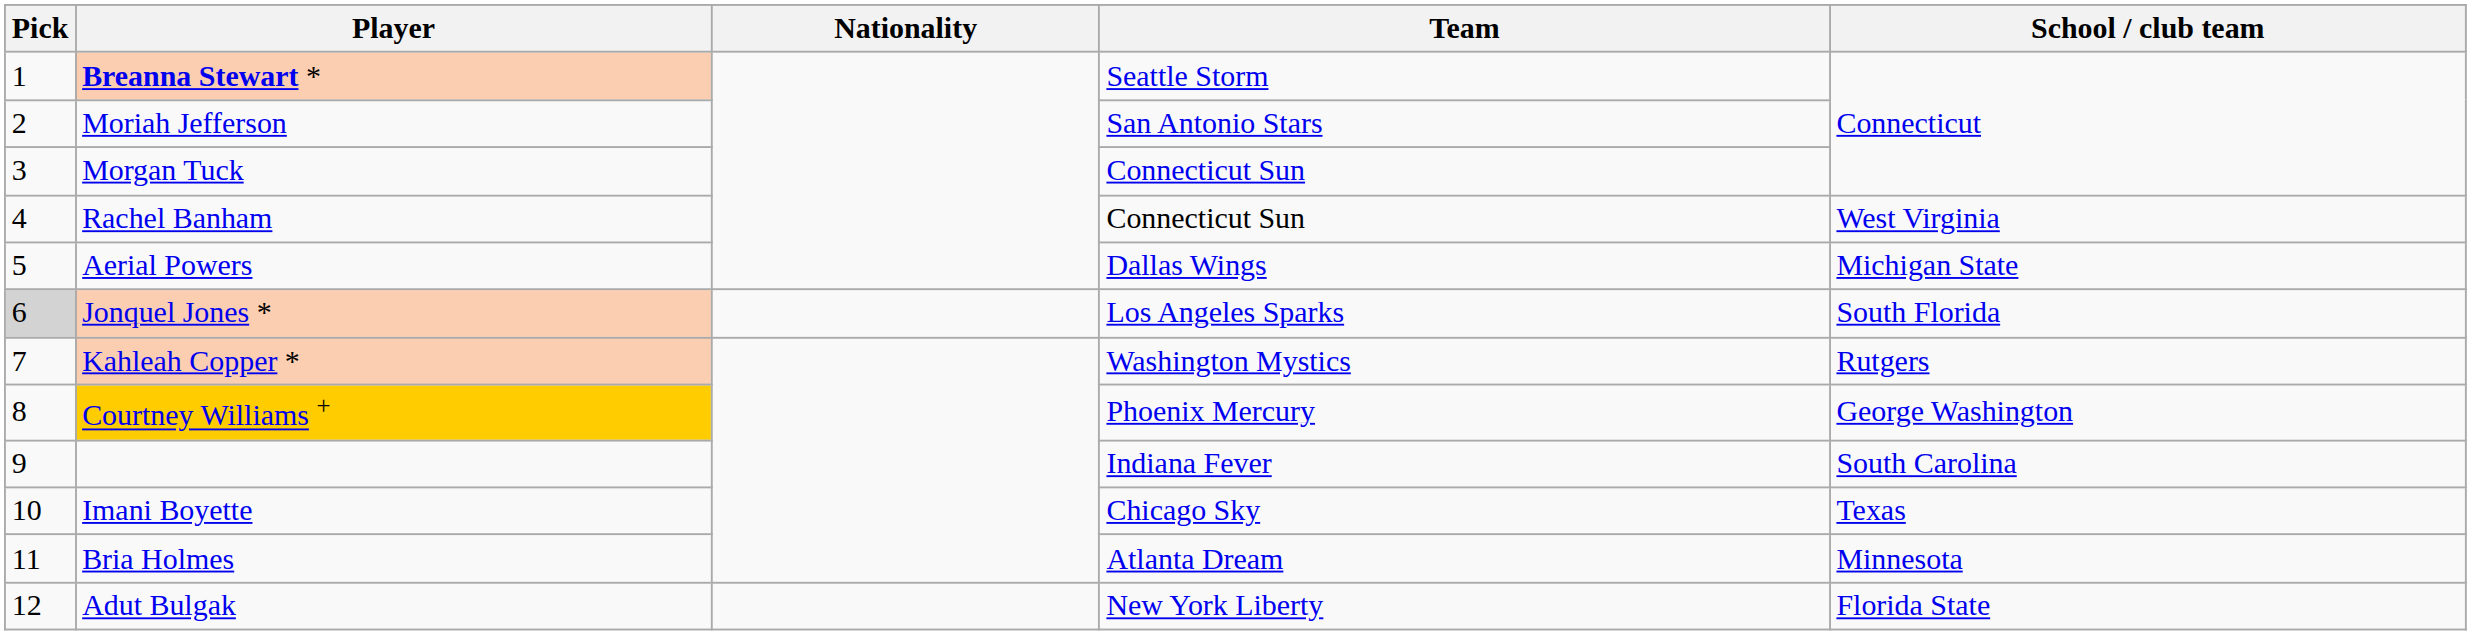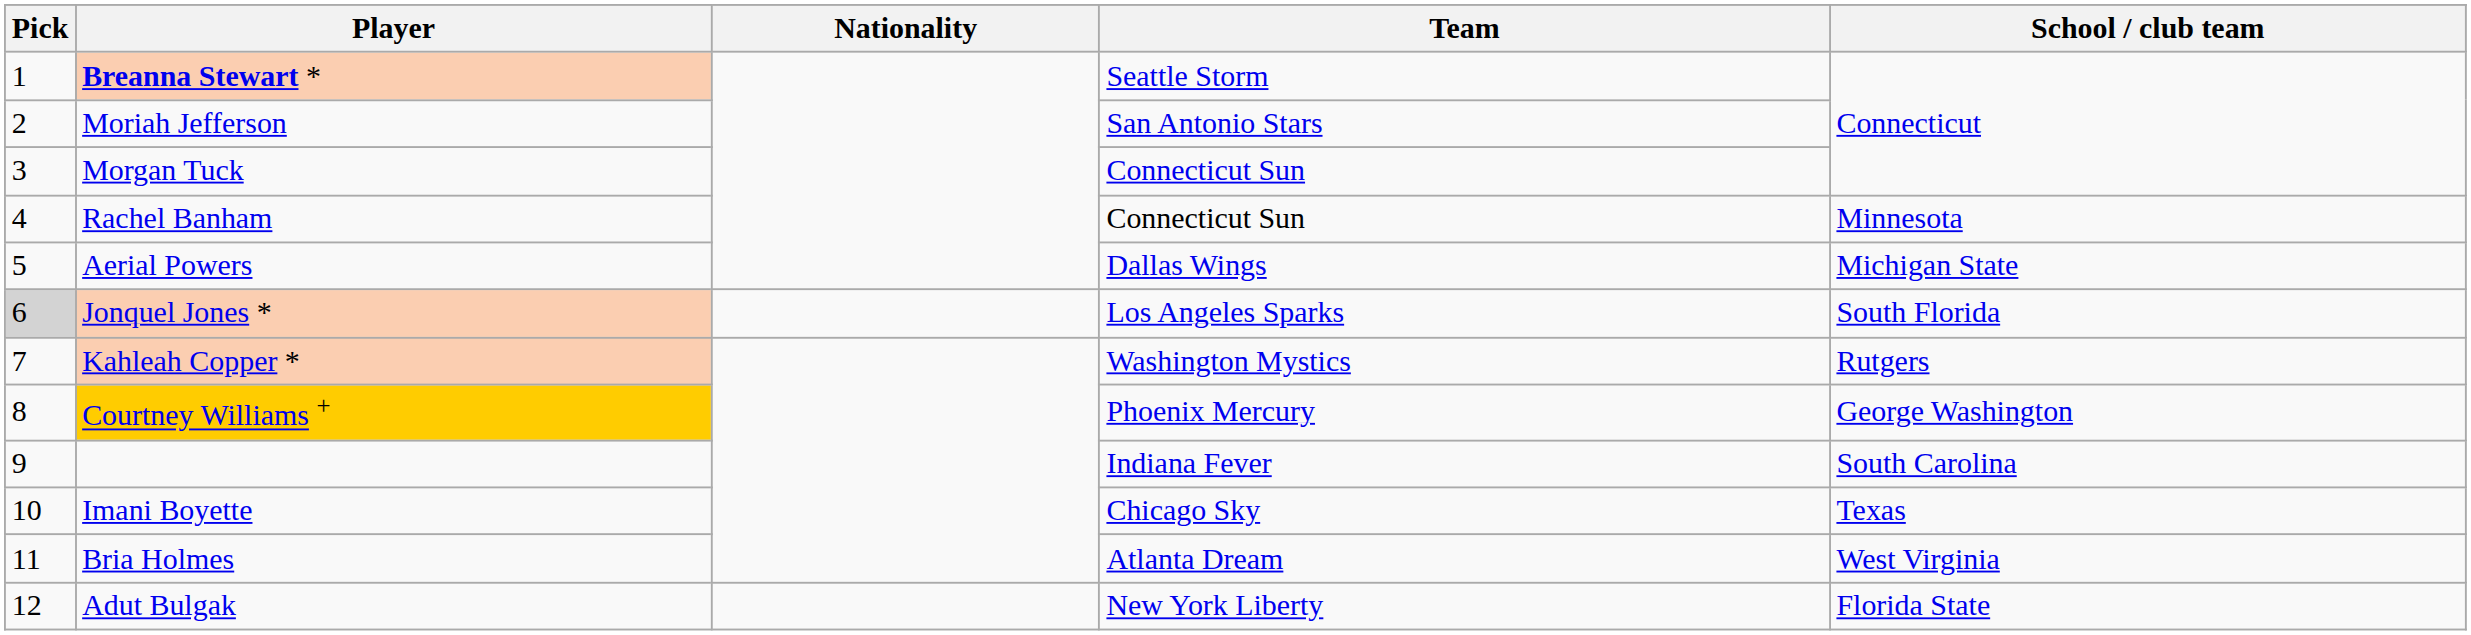(1918, 218) West Virginia -> (1900, 218) Minnesota
(1900, 558) Minnesota -> (1918, 558) West Virginia
